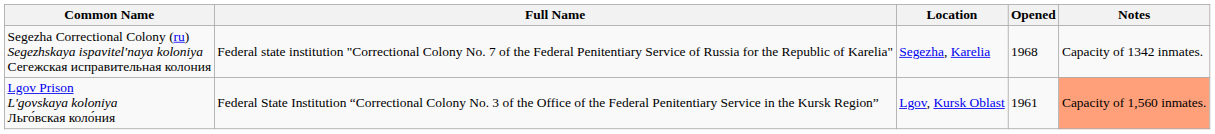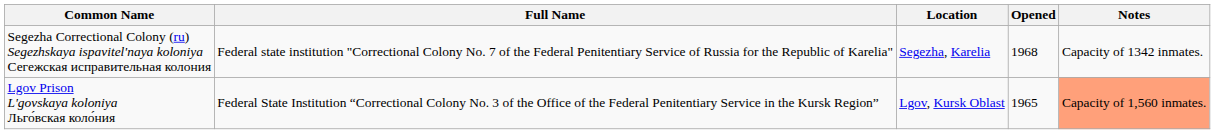(1024, 103) 1961 -> (1024, 103) 1965
